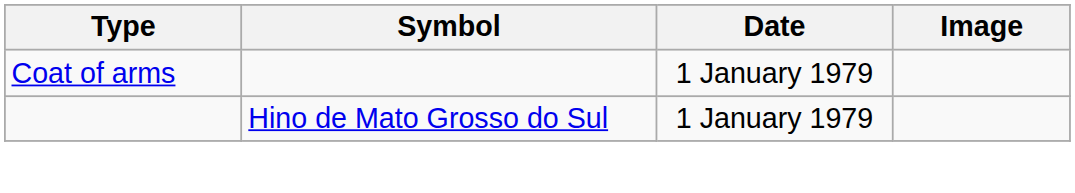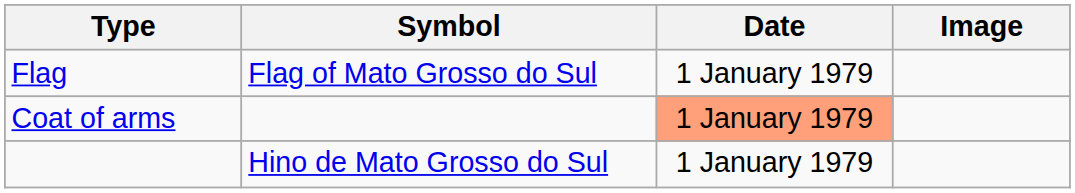+ row: (39, 72)
(775, 72) no background -> (775, 118) lightsalmon background
